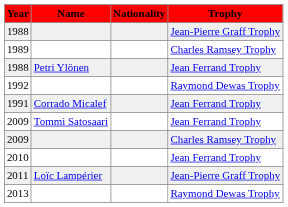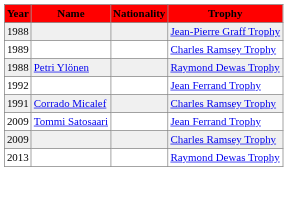(216, 67) Jean Ferrand Trophy -> (225, 67) Raymond Dewas Trophy
(225, 85) Raymond Dewas Trophy -> (216, 85) Jean Ferrand Trophy
(216, 103) Jean Ferrand Trophy -> (223, 103) Charles Ramsey Trophy
- row: (18, 157)
- row: (18, 175)
